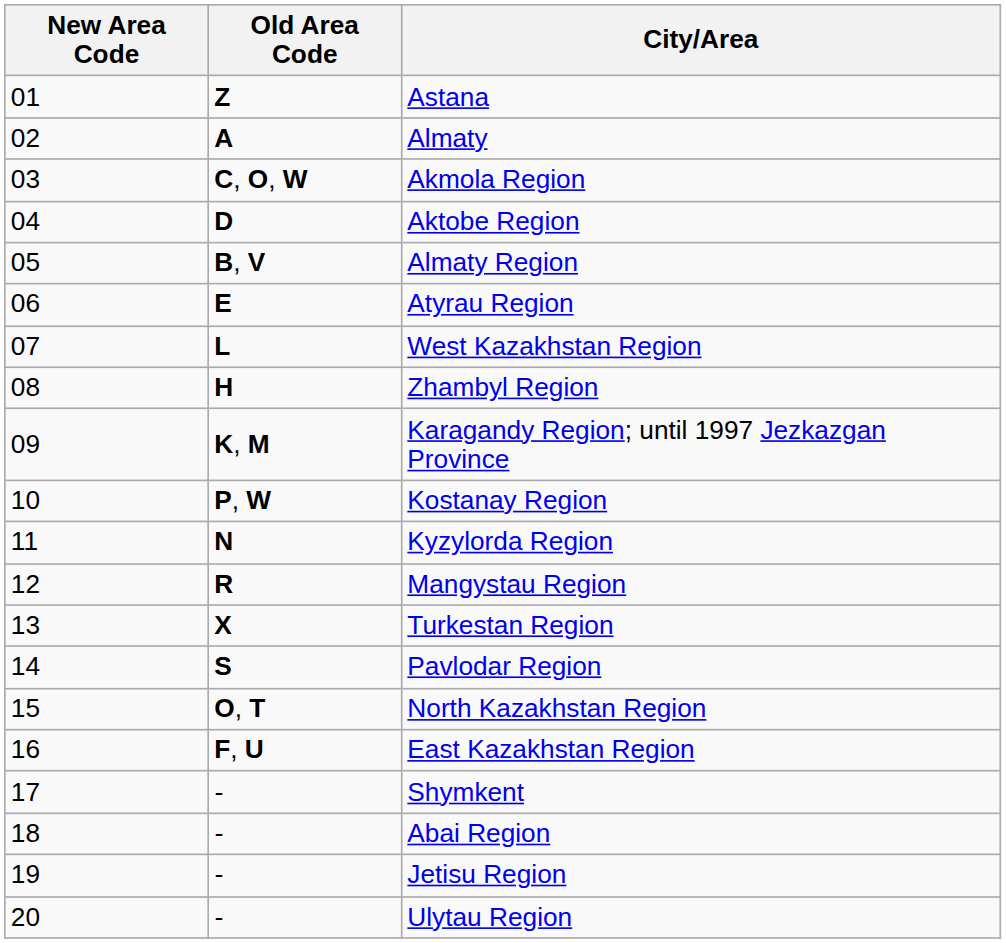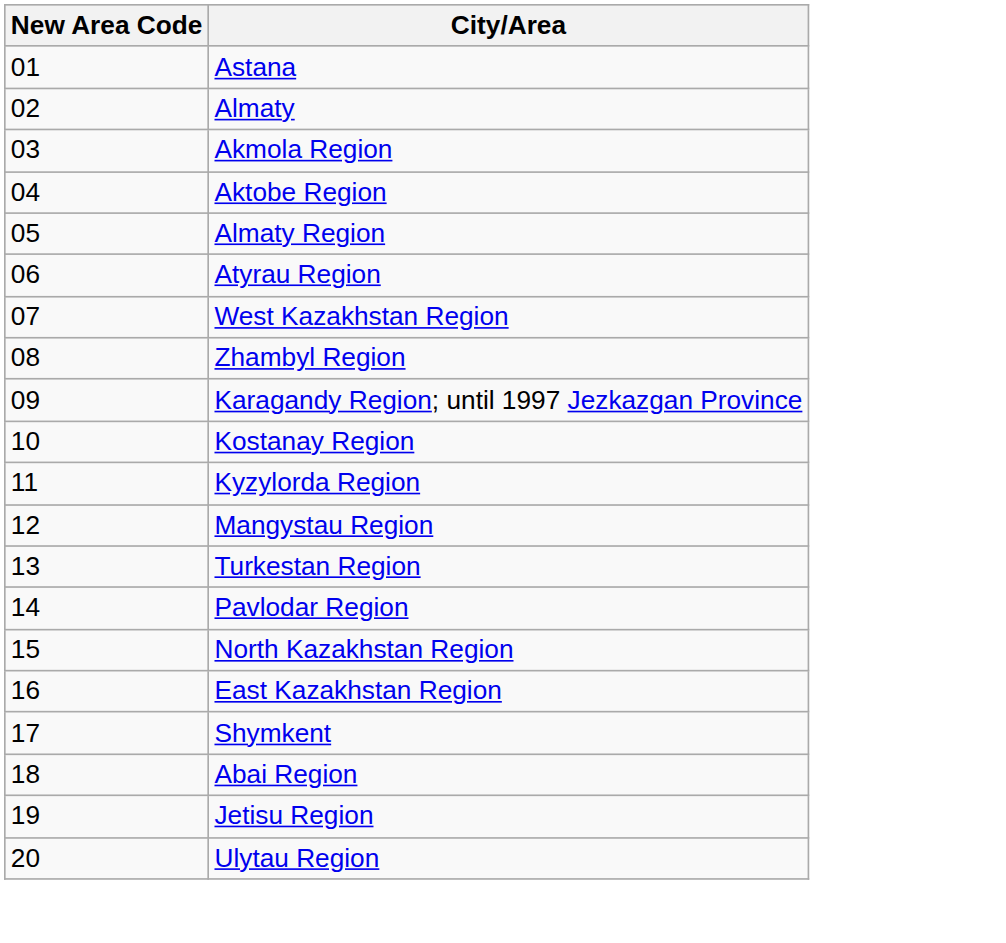- column: (305, 40)
